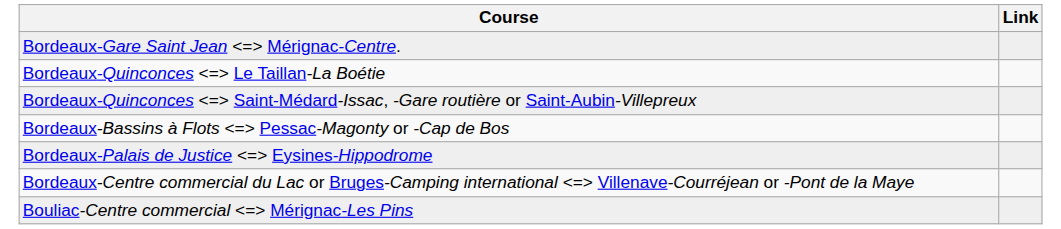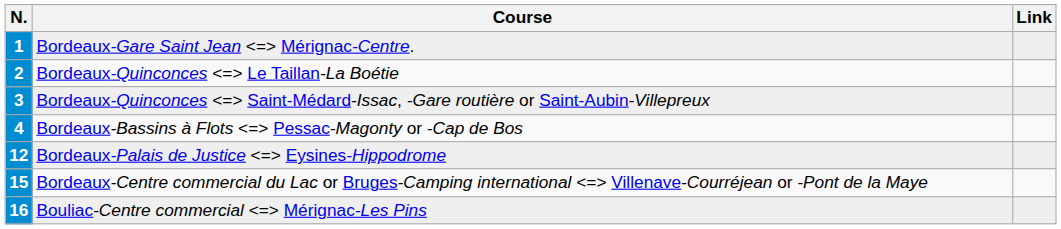+ column: (19, 18)
